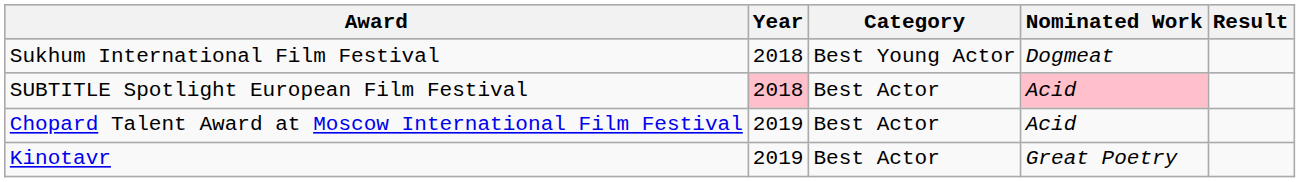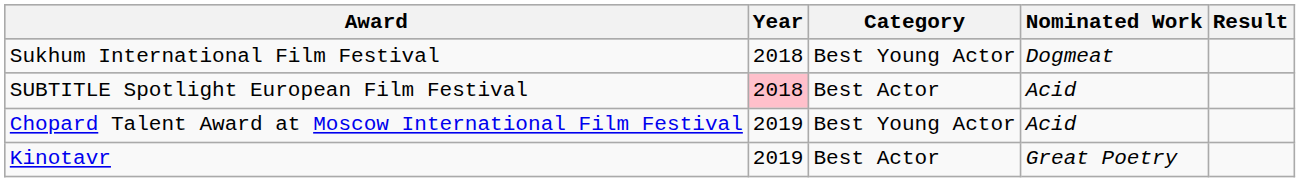(1051, 91) pink background -> (1051, 91) no background
(877, 125) Best Actor -> (915, 125) Best Young Actor
